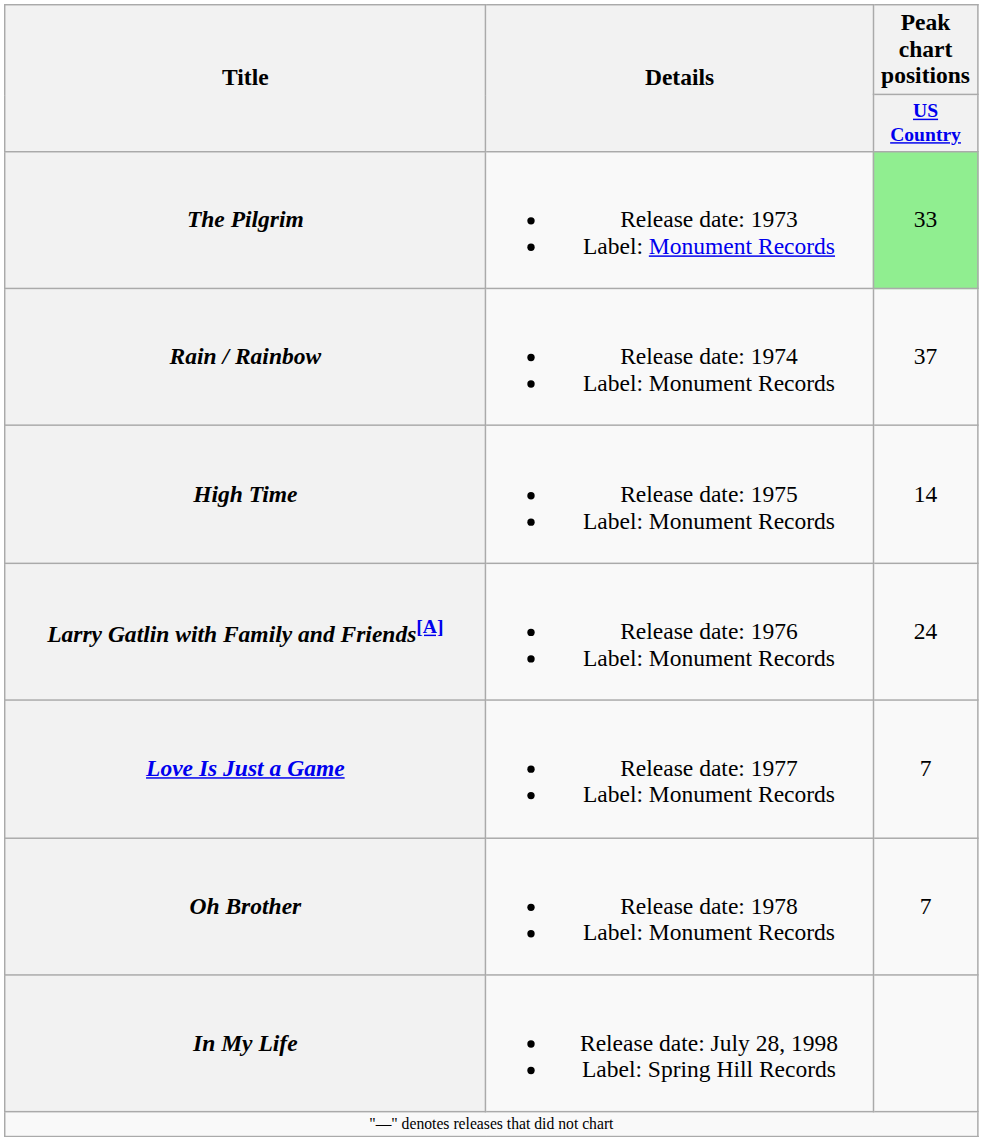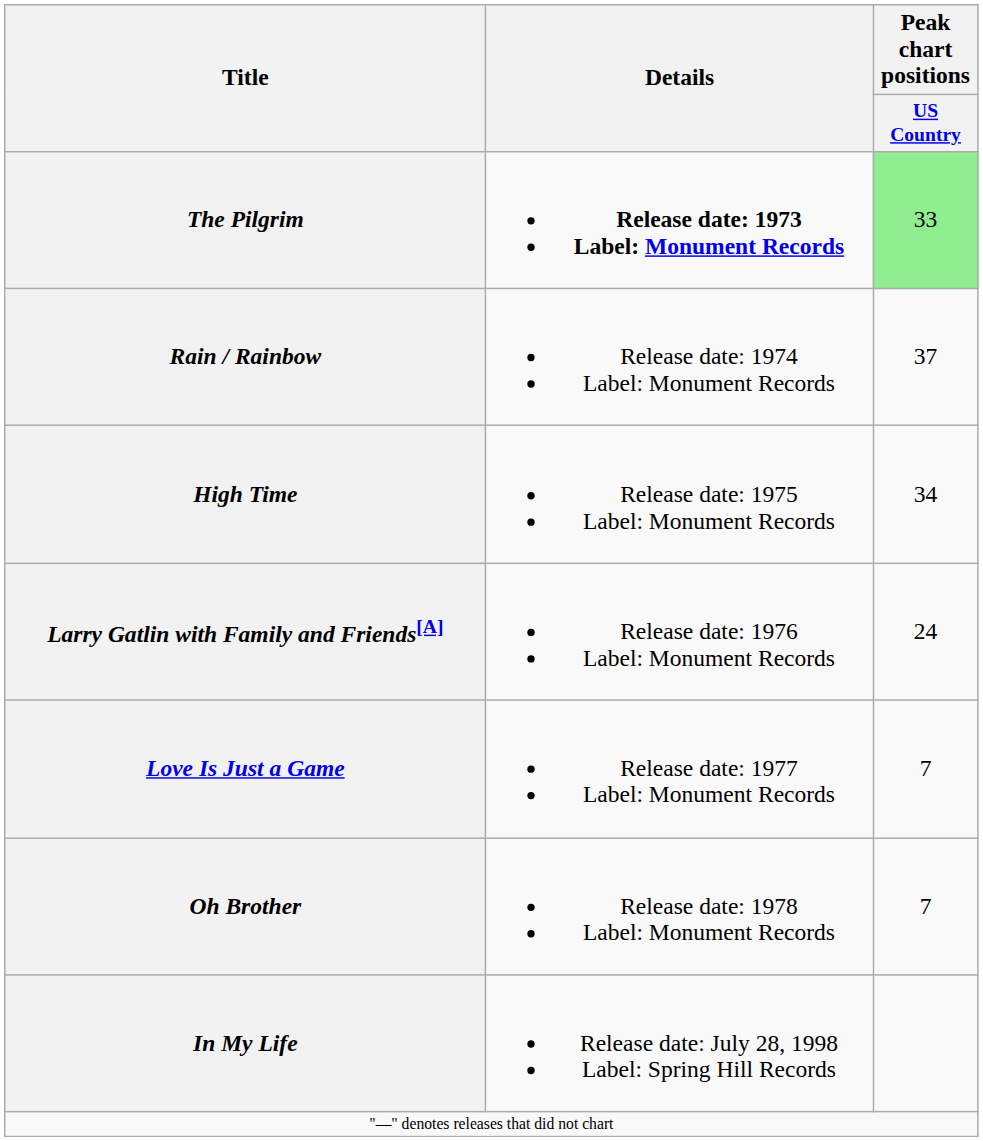(680, 233) normal -> (680, 233) bold
(926, 494) 14 -> (926, 494) 34
